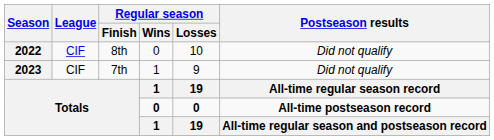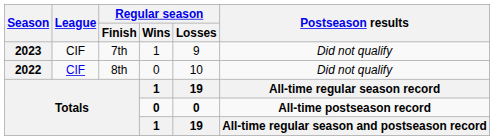rows swapped: (28, 51) <-> (28, 70)
